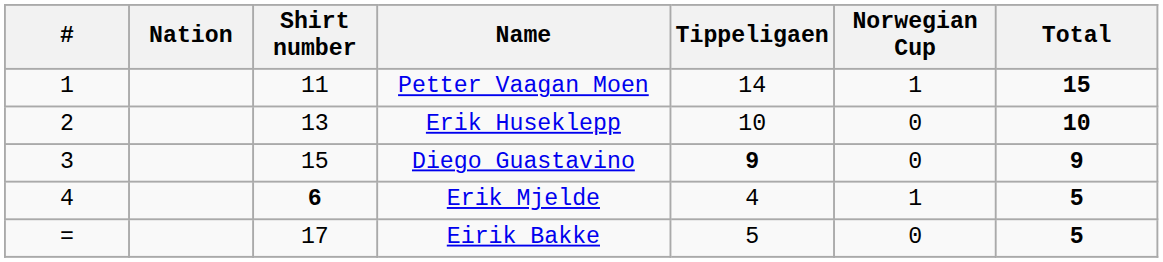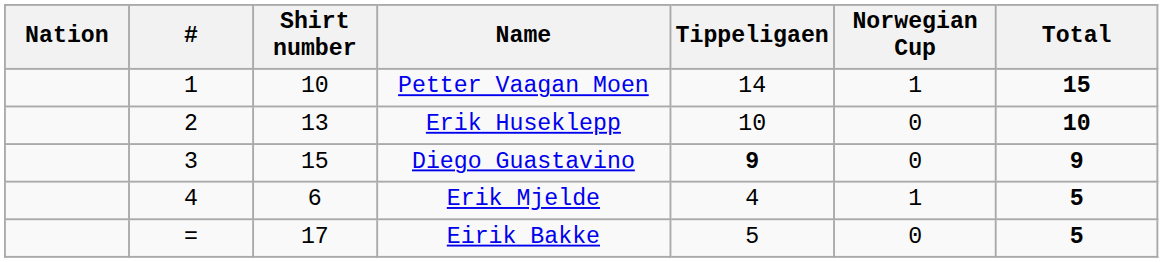columns swapped: (67, 37) <-> (191, 37)
(315, 88) 11 -> (315, 88) 10
(315, 200) bold -> (315, 200) normal
